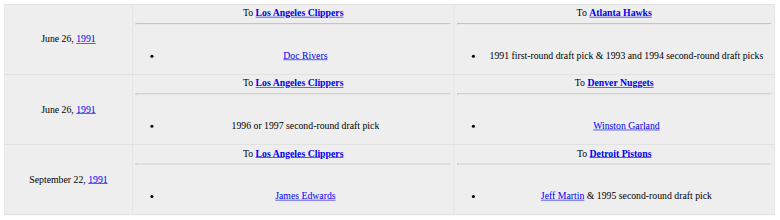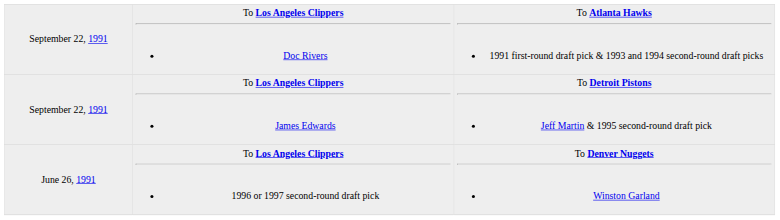(69, 39) June 26, 1991 -> (69, 39) September 22, 1991
rows swapped: (293, 105) <-> (293, 175)
